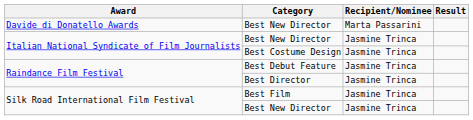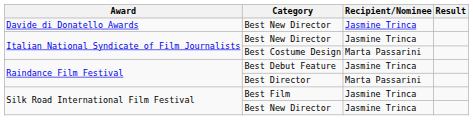(383, 25) Marta Passarini -> (381, 25) Jasmine Trinca
(381, 53) Jasmine Trinca -> (383, 53) Marta Passarini
(381, 80) Jasmine Trinca -> (383, 80) Marta Passarini
